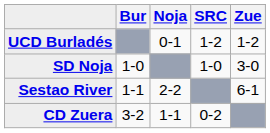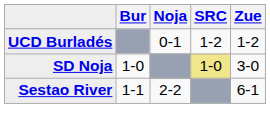(211, 66) no background -> (211, 66) khaki background
- row: (78, 115)
